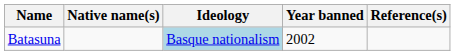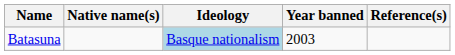(300, 38) 2002 -> (300, 38) 2003
